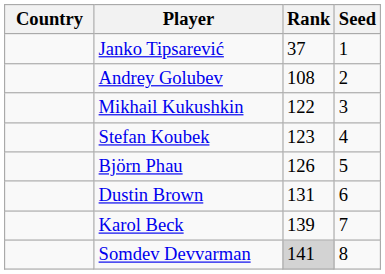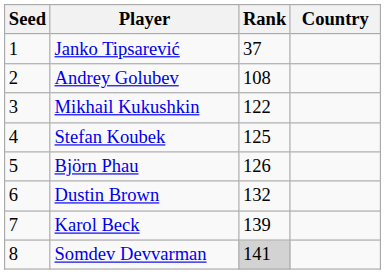columns swapped: (49, 19) <-> (357, 19)
(301, 136) 123 -> (257, 136) 125
(301, 195) 131 -> (257, 195) 132
